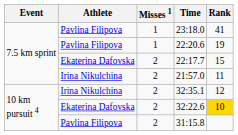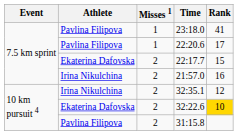(220, 45) 19 -> (220, 45) 17
(220, 76) 11 -> (220, 76) 16
